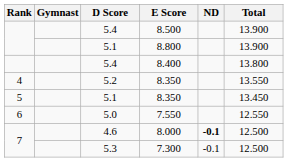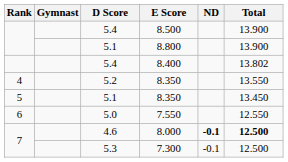(254, 64) 13.800 -> (254, 64) 13.802
(254, 132) normal -> (254, 132) bold
